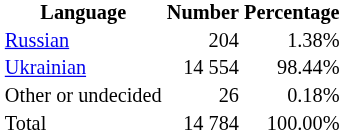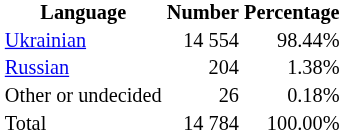rows swapped: (45, 67) <-> (37, 40)
